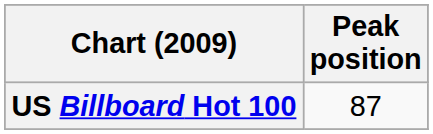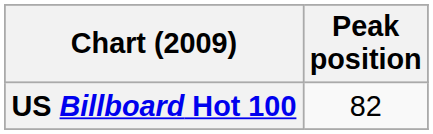(366, 105) 87 -> (366, 105) 82
